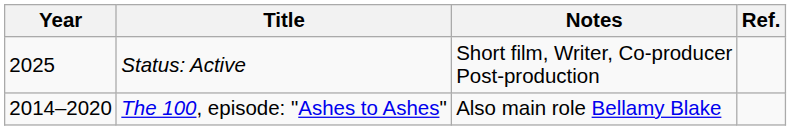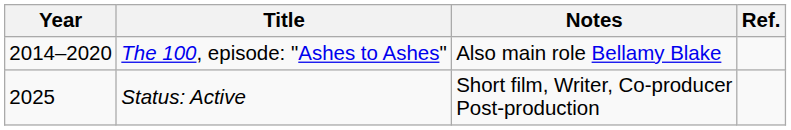rows swapped: (284, 108) <-> (184, 64)
